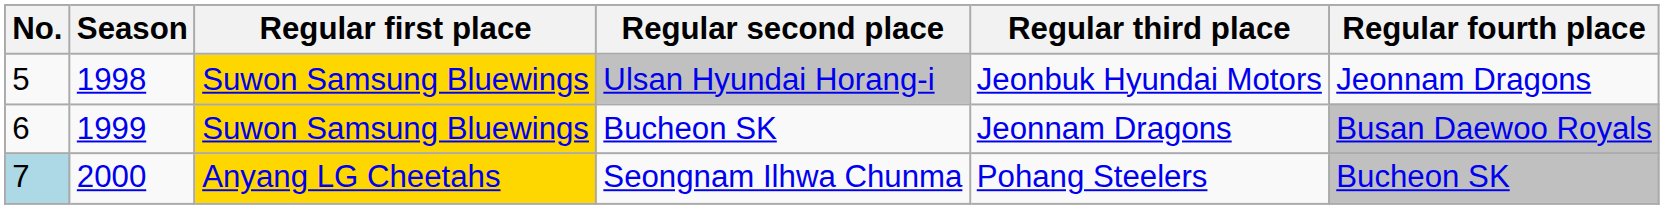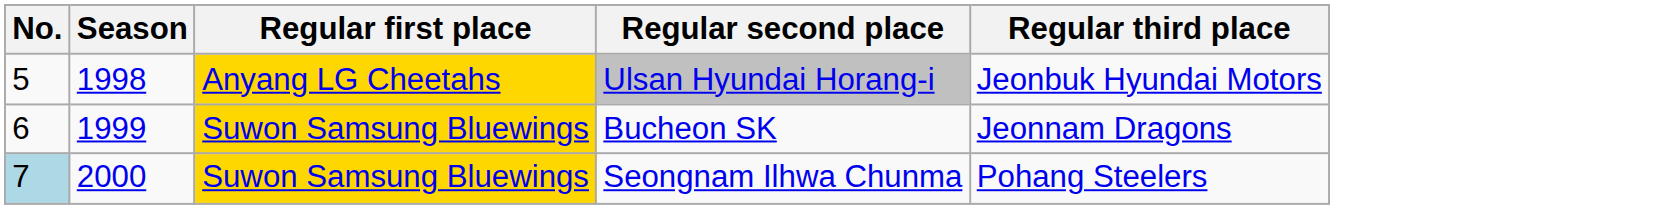- column: (1494, 29)
(396, 78) Suwon Samsung Bluewings -> (351, 78) Anyang LG Cheetahs
(351, 177) Anyang LG Cheetahs -> (396, 177) Suwon Samsung Bluewings
